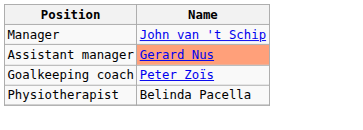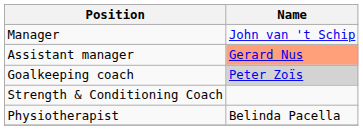(177, 75) no background -> (266, 75) lightgrey background
+ row: (115, 95)
